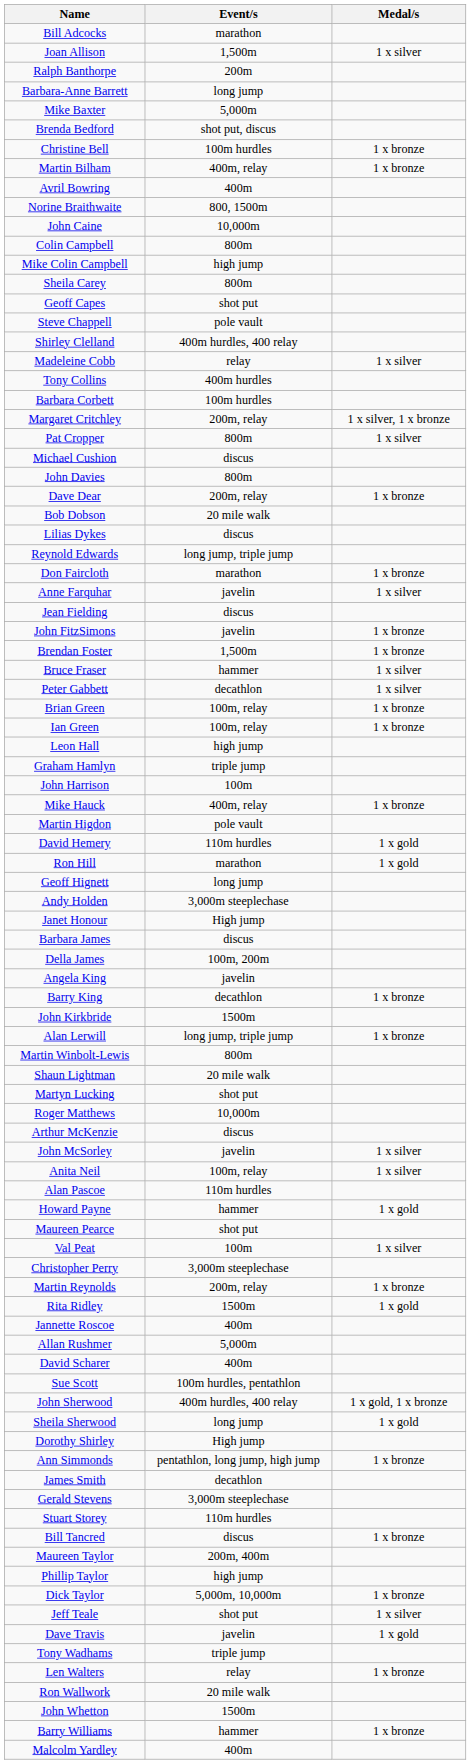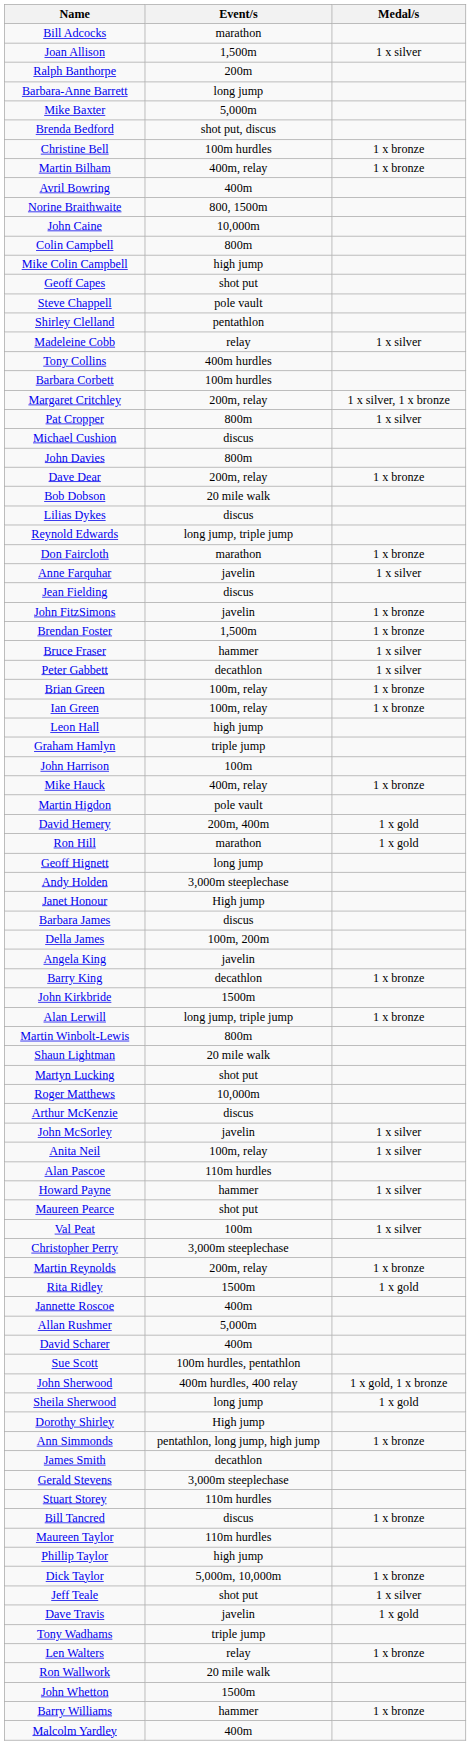- row: (75, 284)
(238, 341) 400m hurdles, 400 relay -> (238, 322) pentathlon
(238, 843) 110m hurdles -> (238, 824) 200m, 400m
(399, 1209) 1 x gold -> (399, 1190) 1 x silver
(238, 1556) 200m, 400m -> (238, 1537) 110m hurdles
